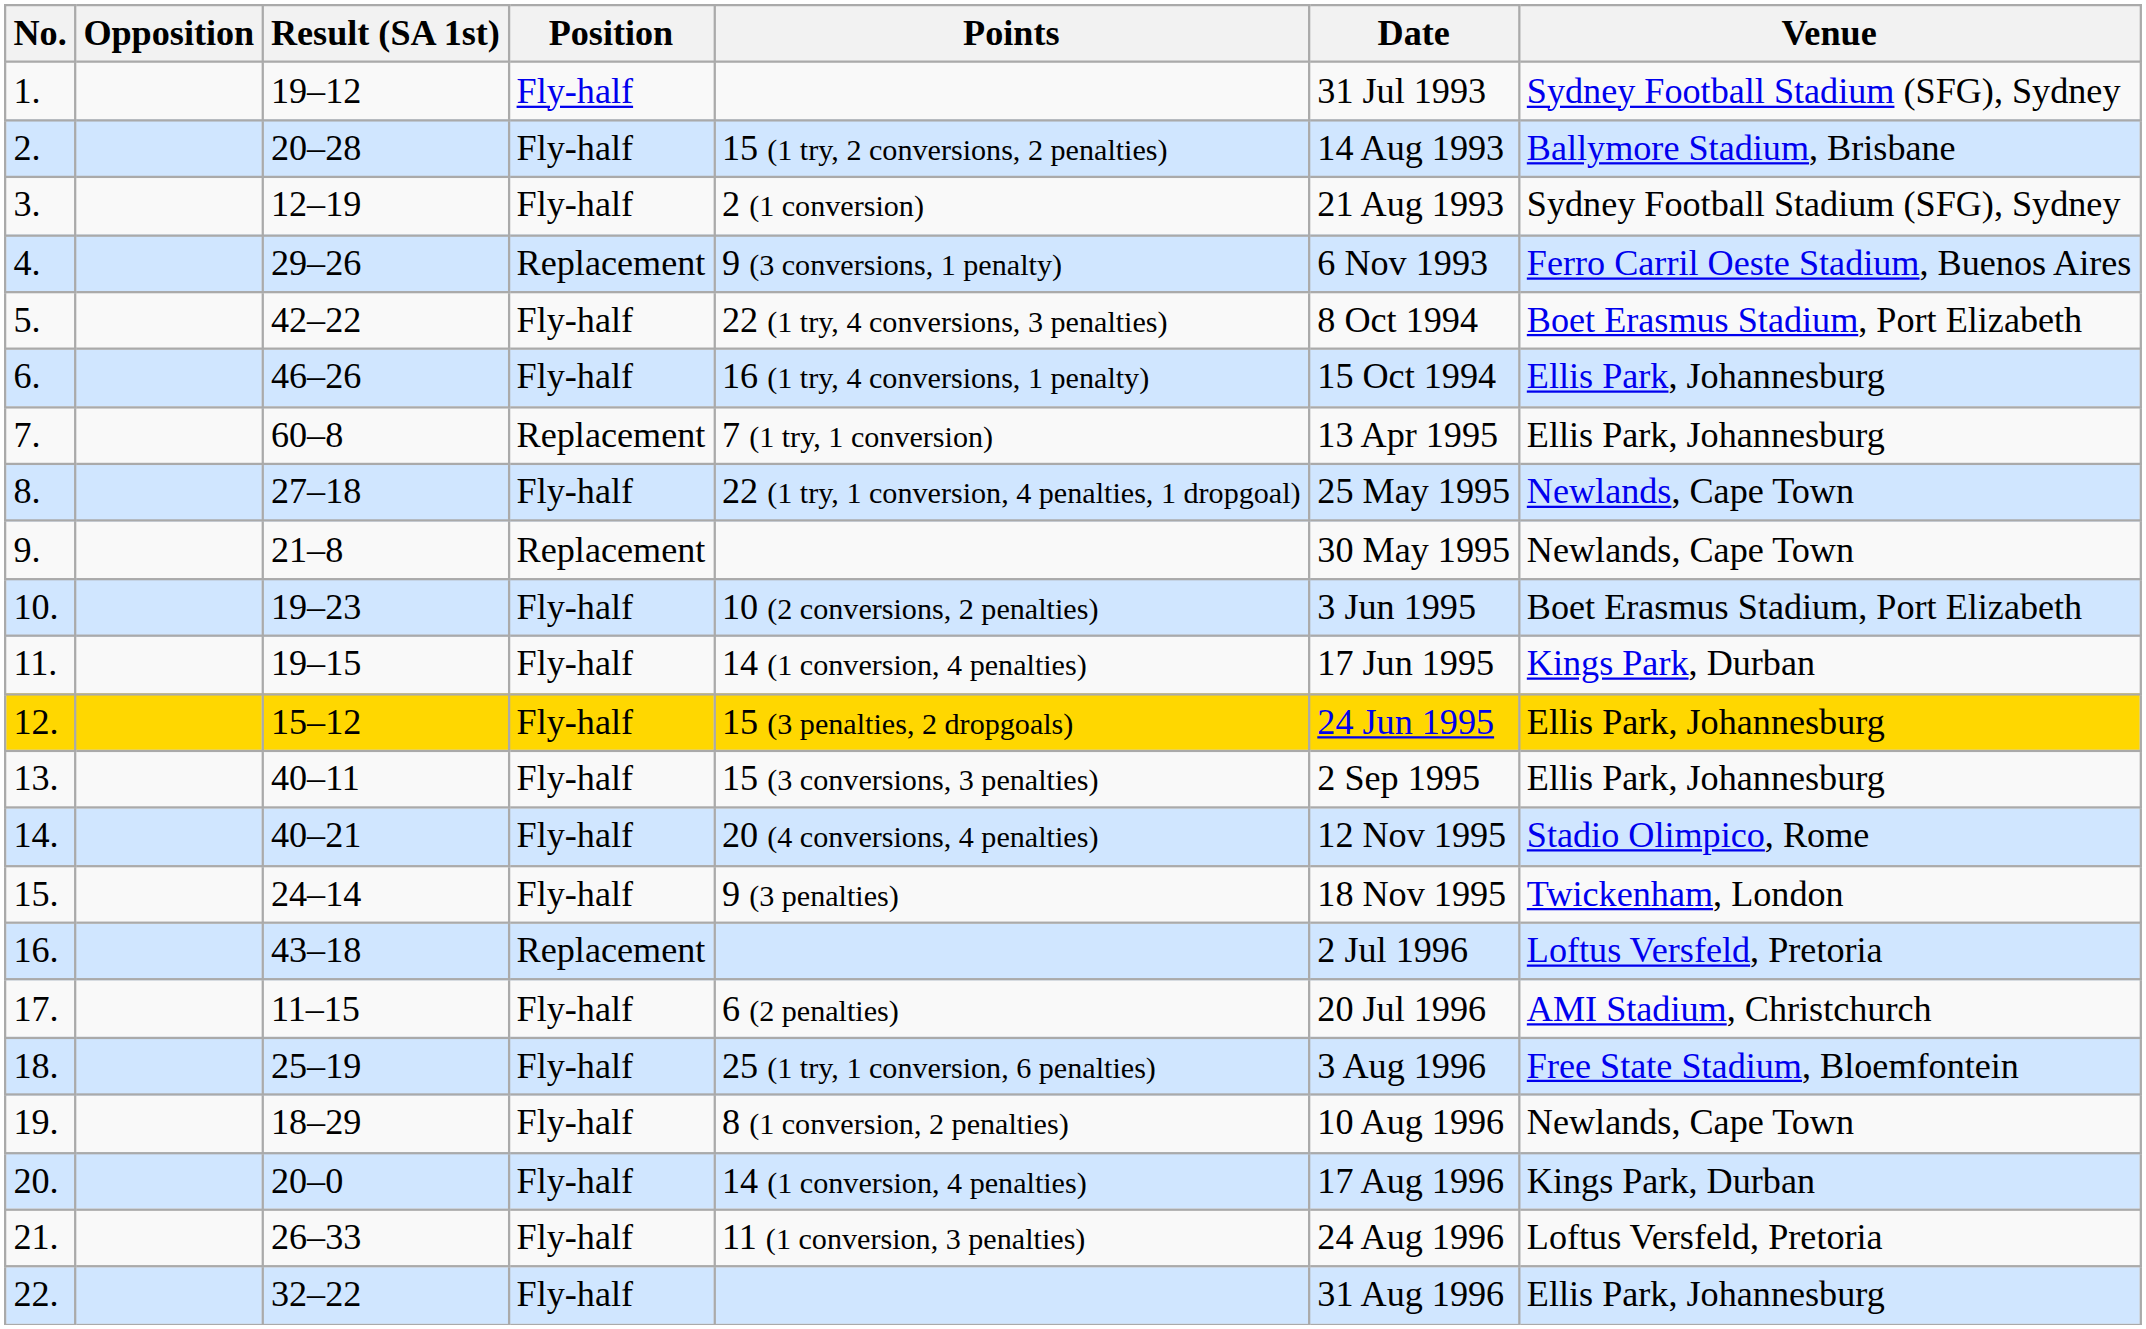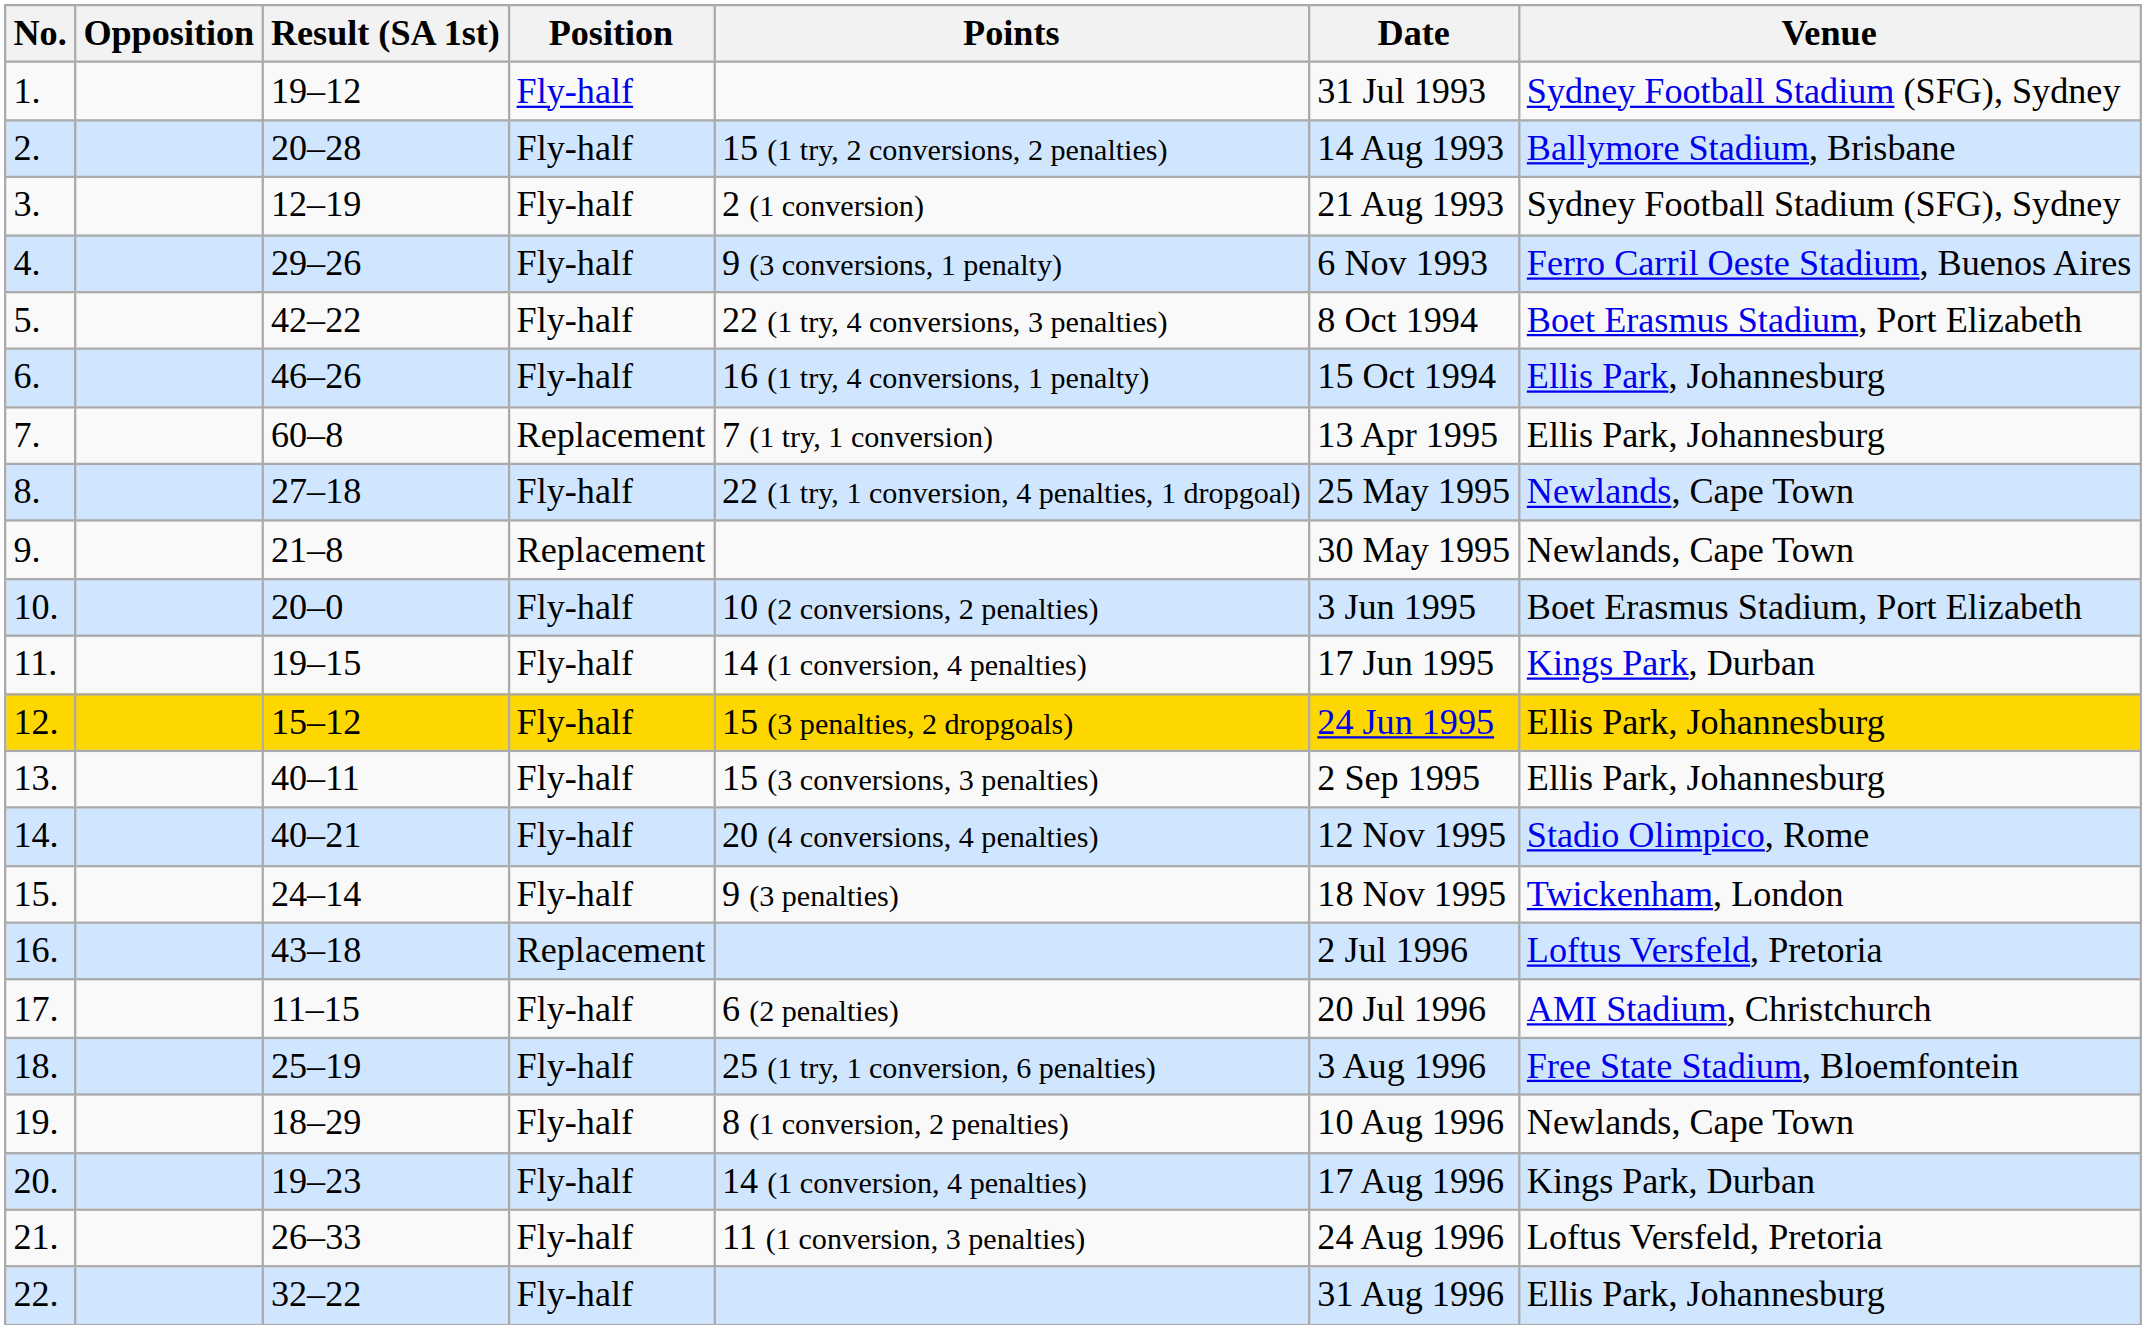(611, 262) Replacement -> (575, 262) Fly-half
(316, 606) 19–23 -> (307, 606) 20–0
(307, 1180) 20–0 -> (316, 1180) 19–23
